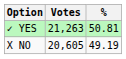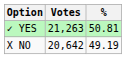(66, 45) 20,605 -> (66, 45) 20,642
